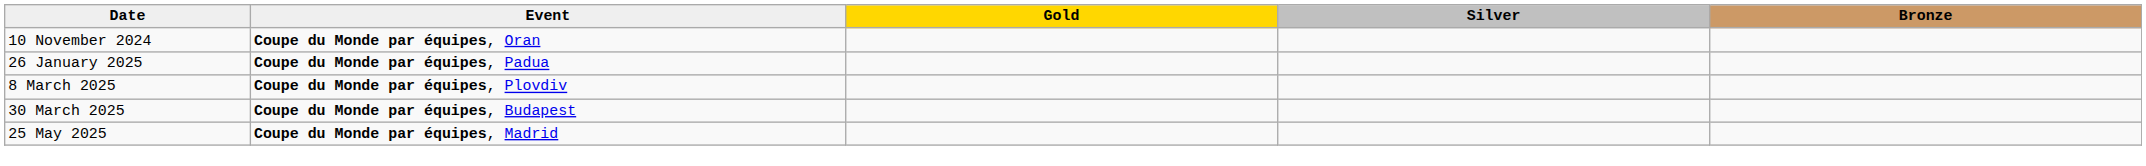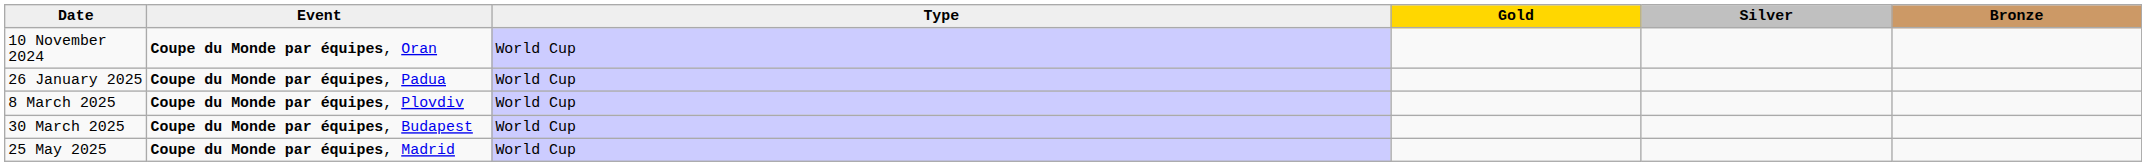+ column: (941, 16)
